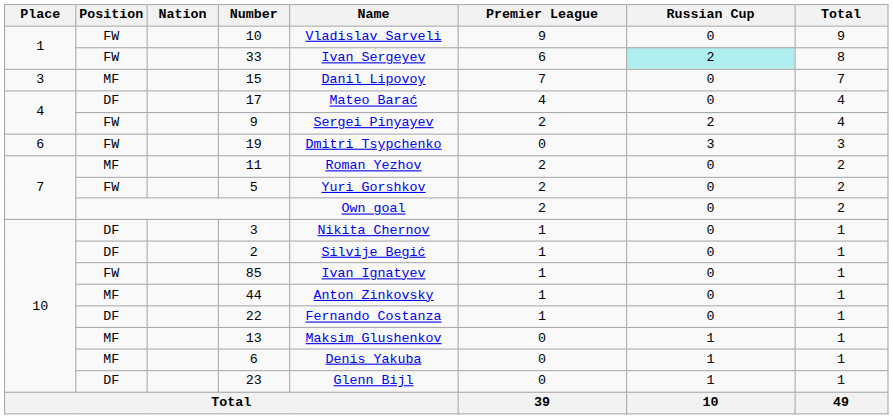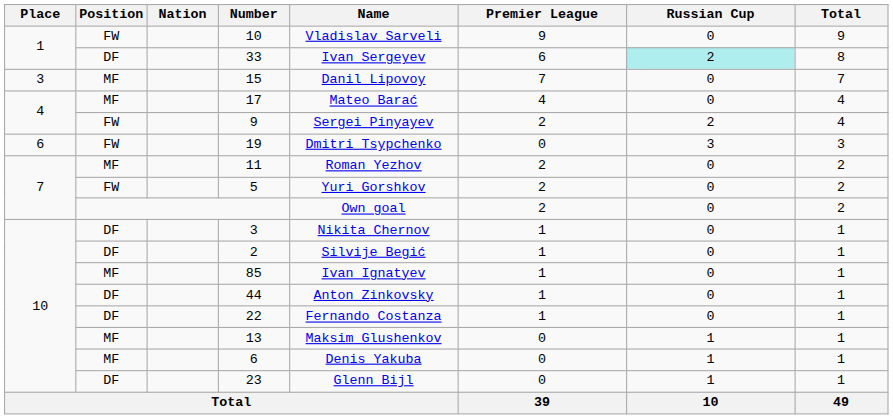(111, 59) FW -> (111, 59) DF
(111, 102) DF -> (111, 102) MF
(111, 274) FW -> (111, 274) MF
(111, 296) MF -> (111, 296) DF
